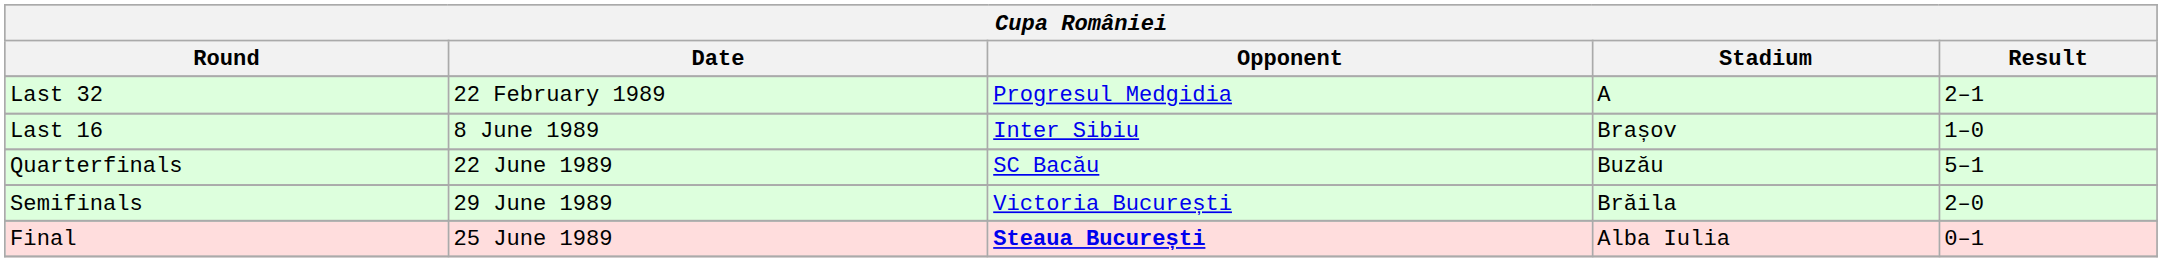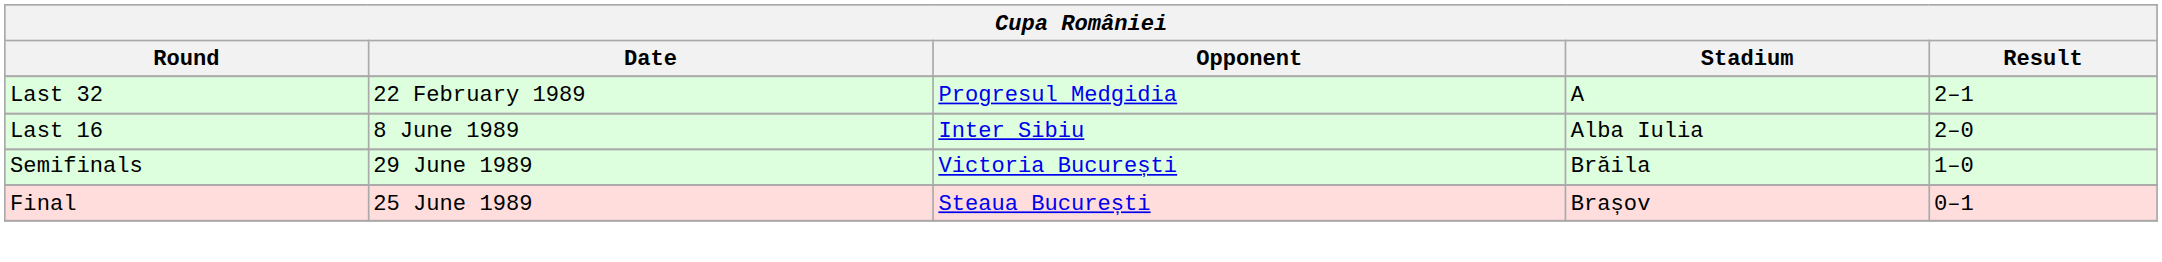(1637, 131) Brașov -> (1637, 131) Alba Iulia
(1964, 131) 1–0 -> (1954, 131) 2–0
- row: (96, 167)
(1964, 203) 2–0 -> (1954, 167) 1–0
(1099, 239) bold -> (1044, 203) normal
(1664, 239) Alba Iulia -> (1611, 203) Brașov
